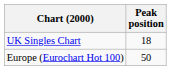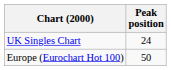(146, 40) 18 -> (146, 40) 24
